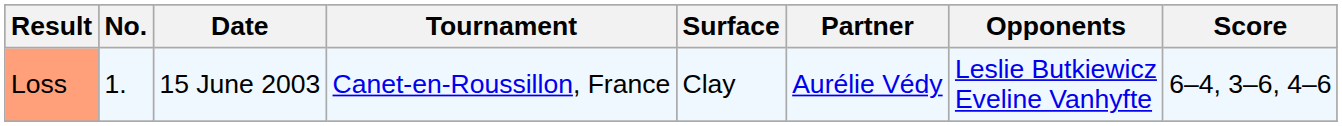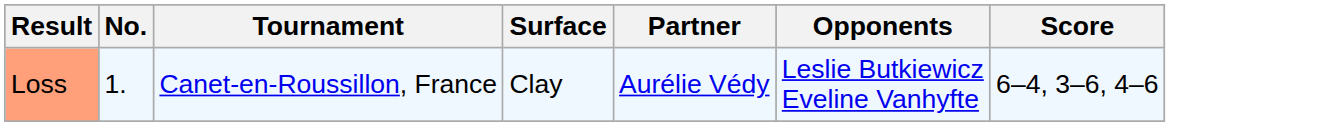- column: (240, 25)
